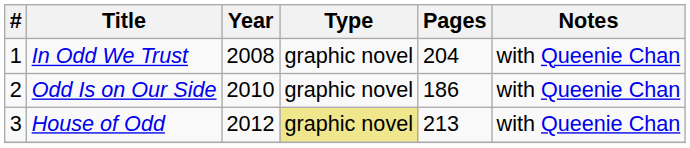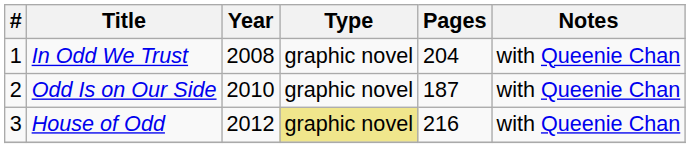(441, 90) 186 -> (441, 90) 187
(441, 124) 213 -> (441, 124) 216
